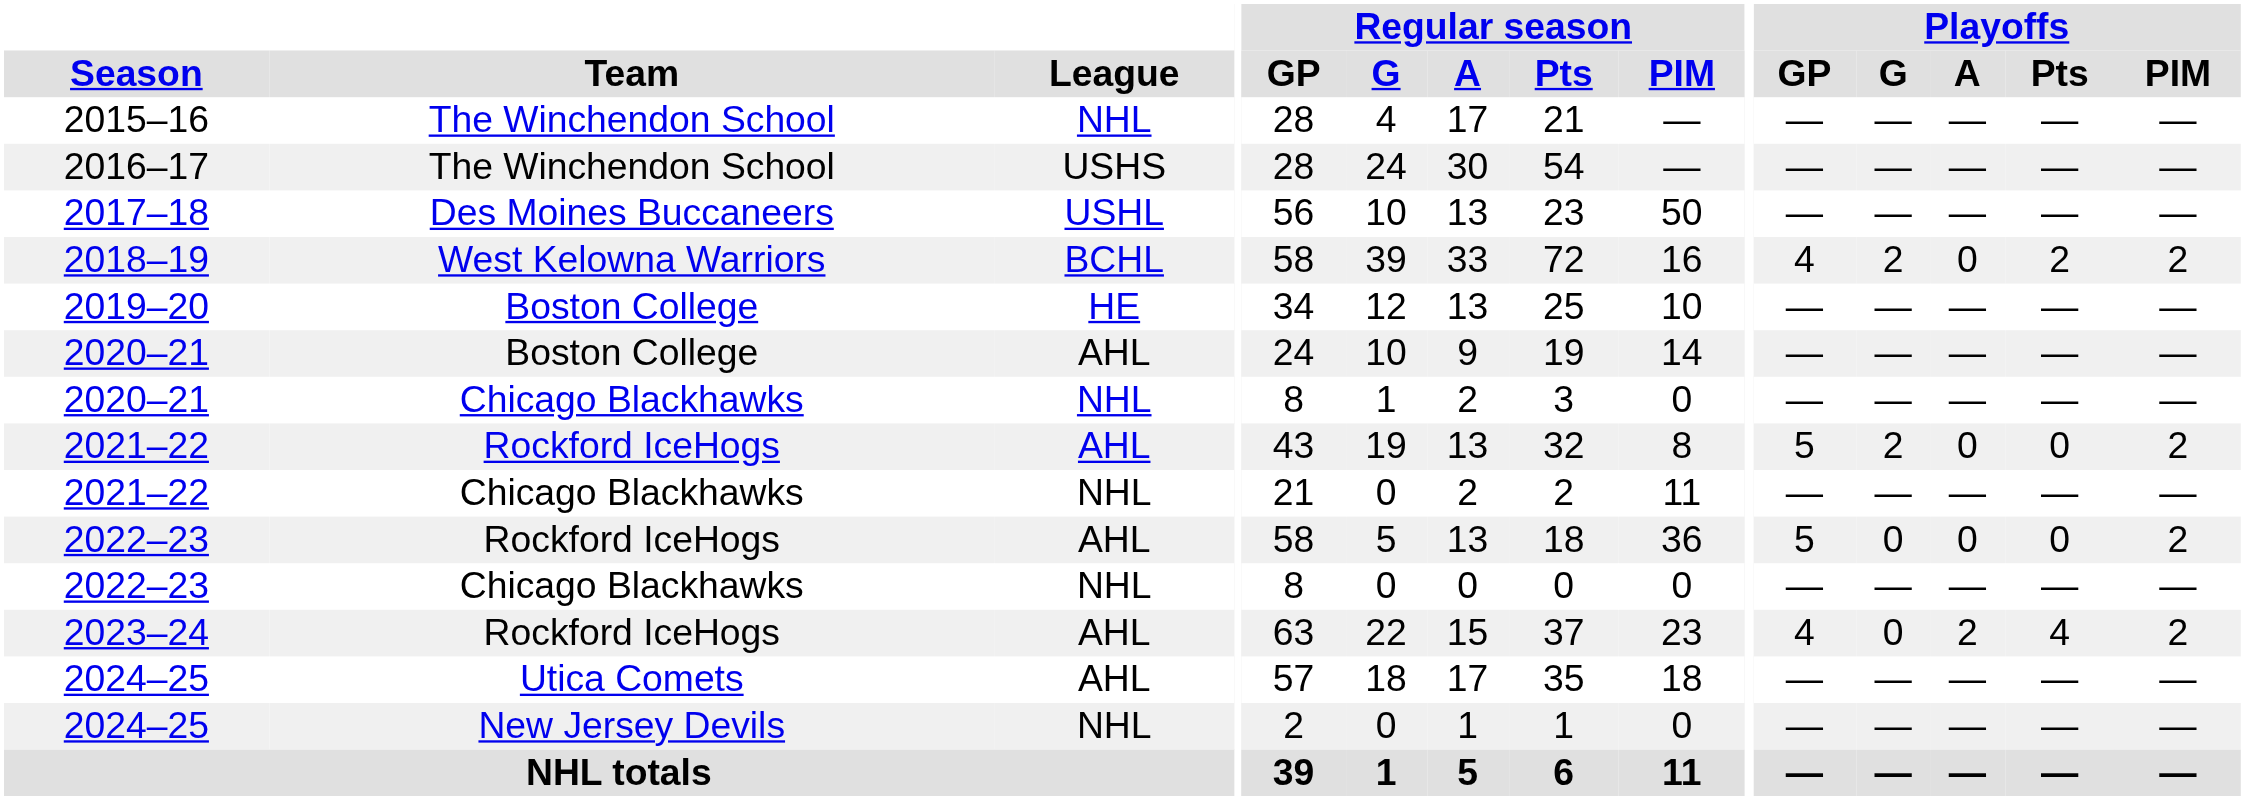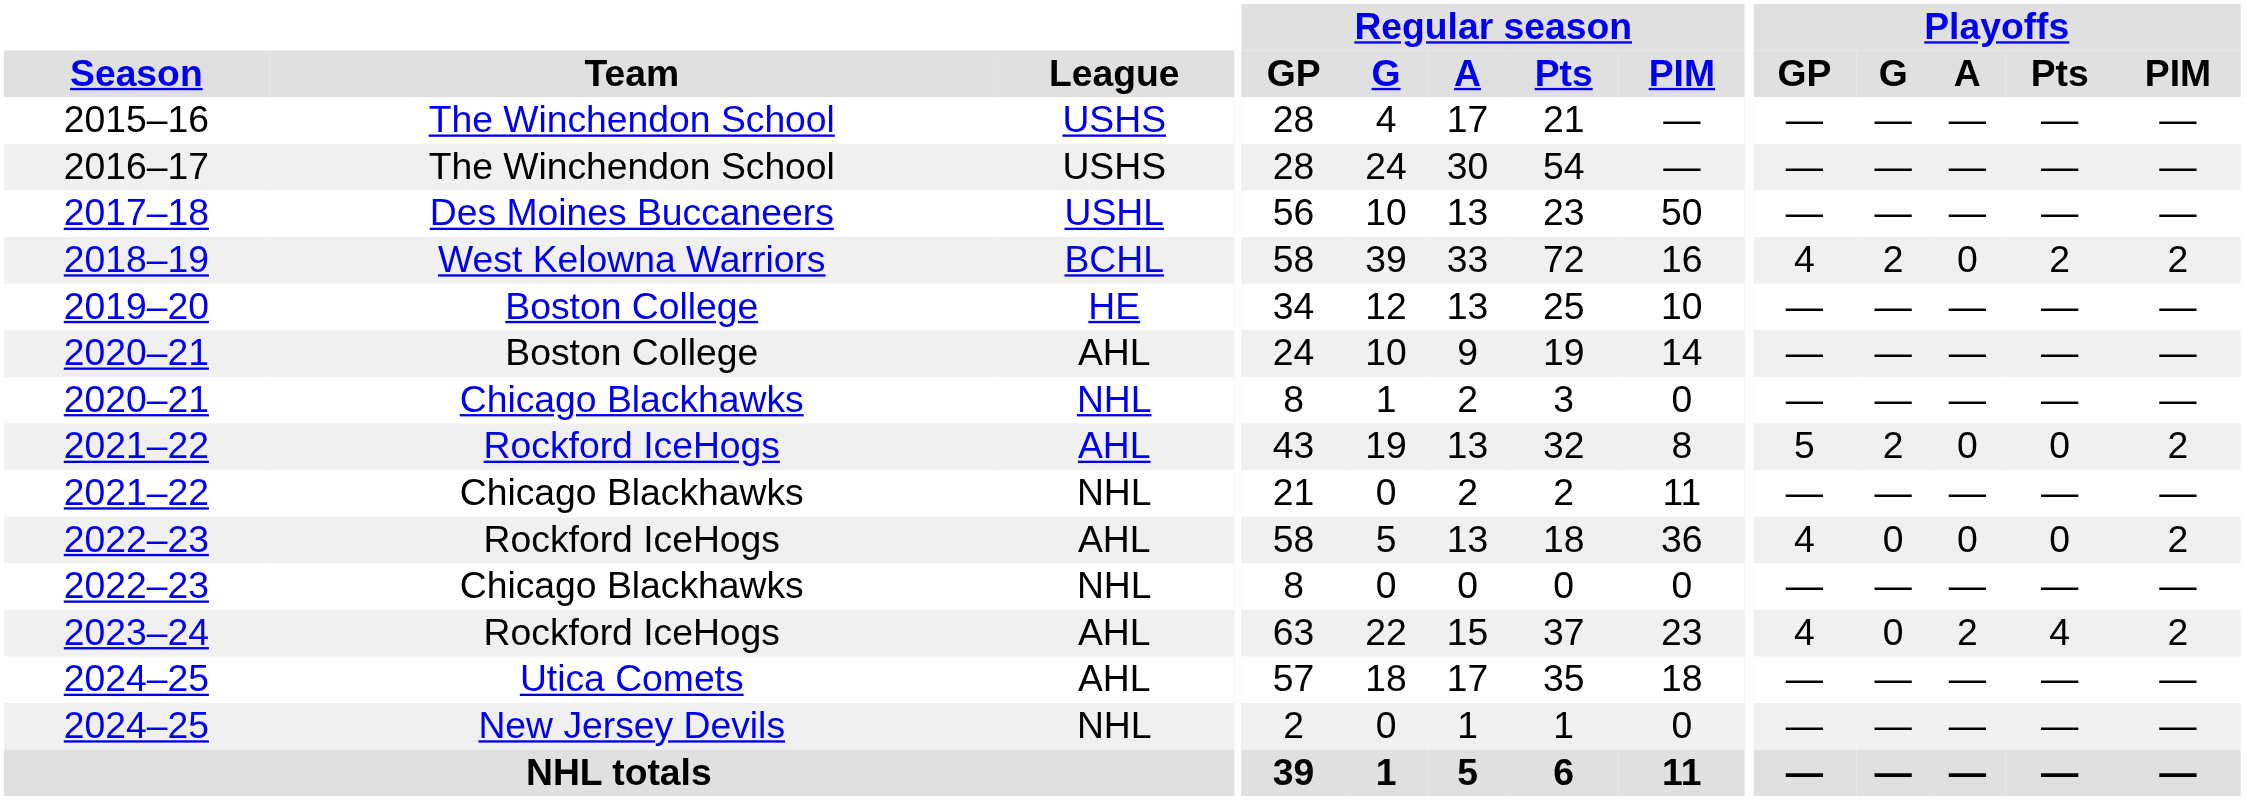(1114, 119) NHL -> (1114, 119) USHS
(1804, 539) 5 -> (1804, 539) 4
